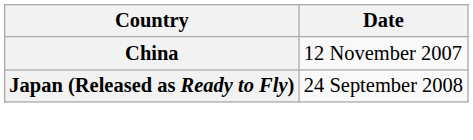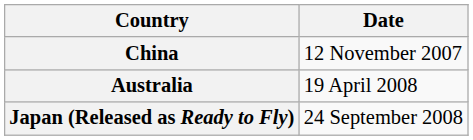+ row: (152, 85)
